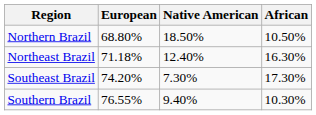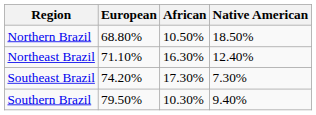columns swapped: (286, 15) <-> (211, 15)
(121, 57) 71.18% -> (121, 57) 71.10%
(121, 99) 76.55% -> (121, 99) 79.50%
